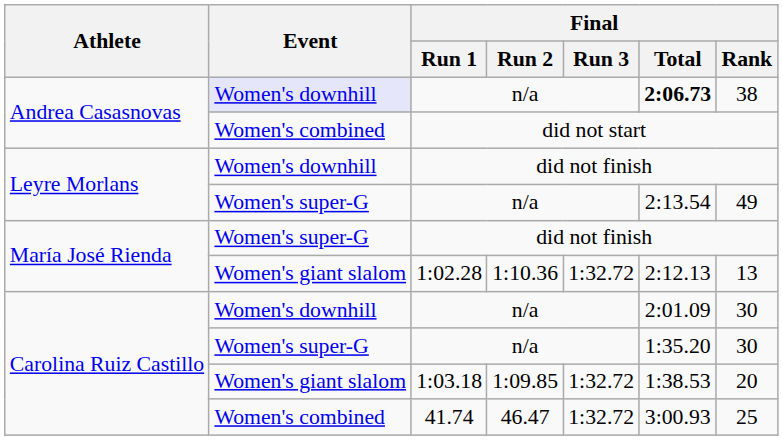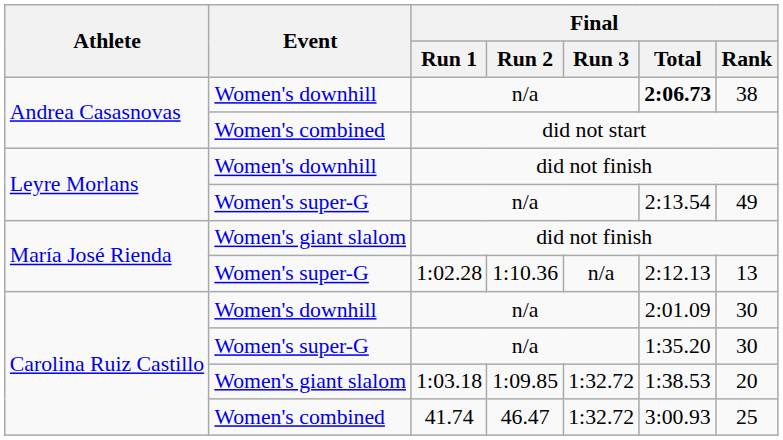(295, 94) lavender background -> (295, 94) no background
(292, 237) Women's super-G -> (310, 237) Women's giant slalom
(310, 273) Women's giant slalom -> (292, 273) Women's super-G
(601, 273) 1:32.72 -> (601, 273) n/a
